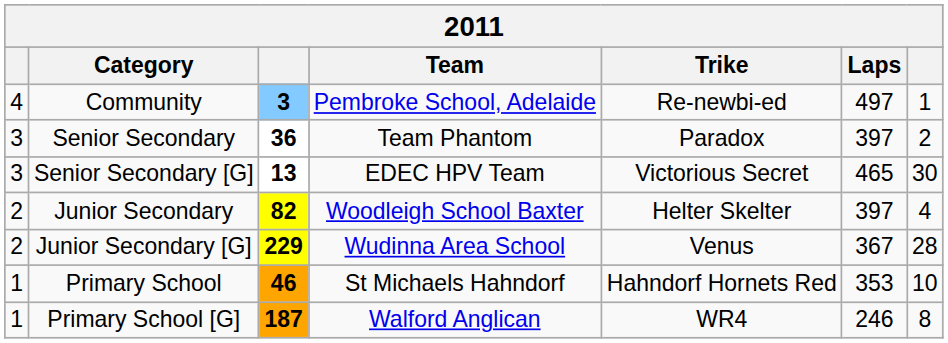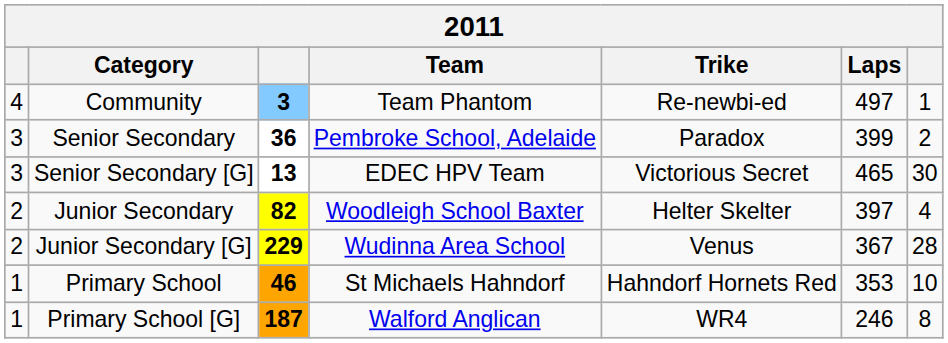(455, 102) Pembroke School, Adelaide -> (455, 102) Team Phantom
(455, 138) Team Phantom -> (455, 138) Pembroke School, Adelaide
(874, 138) 397 -> (874, 138) 399
